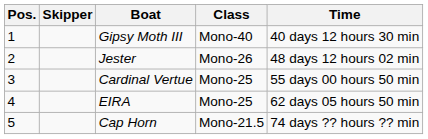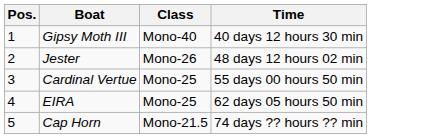- column: (67, 15)
